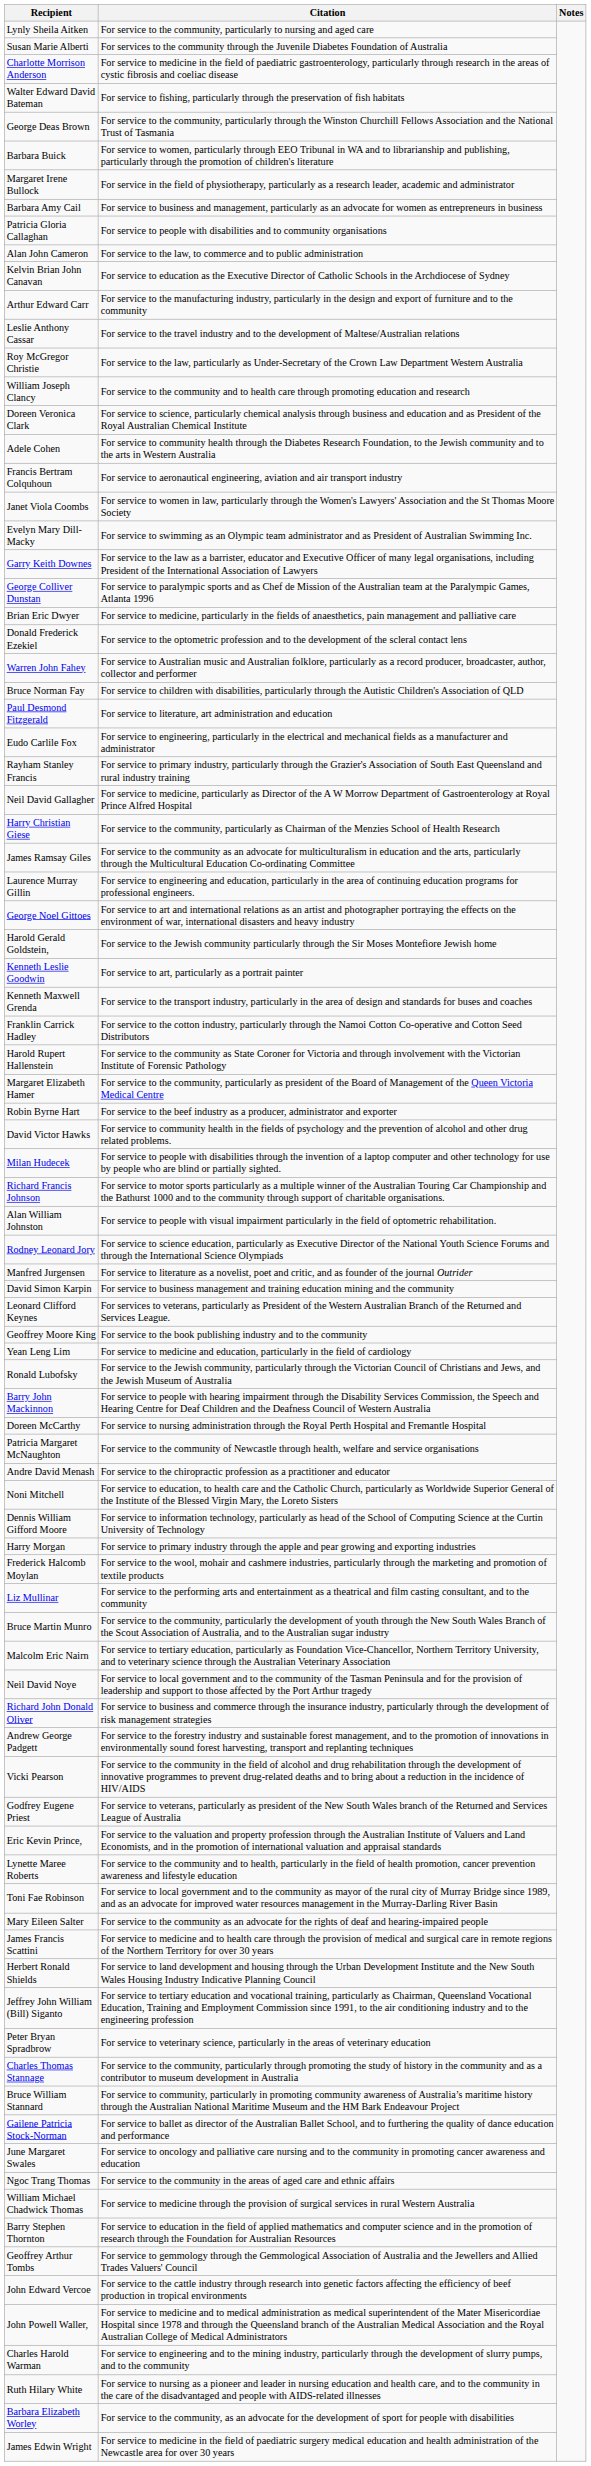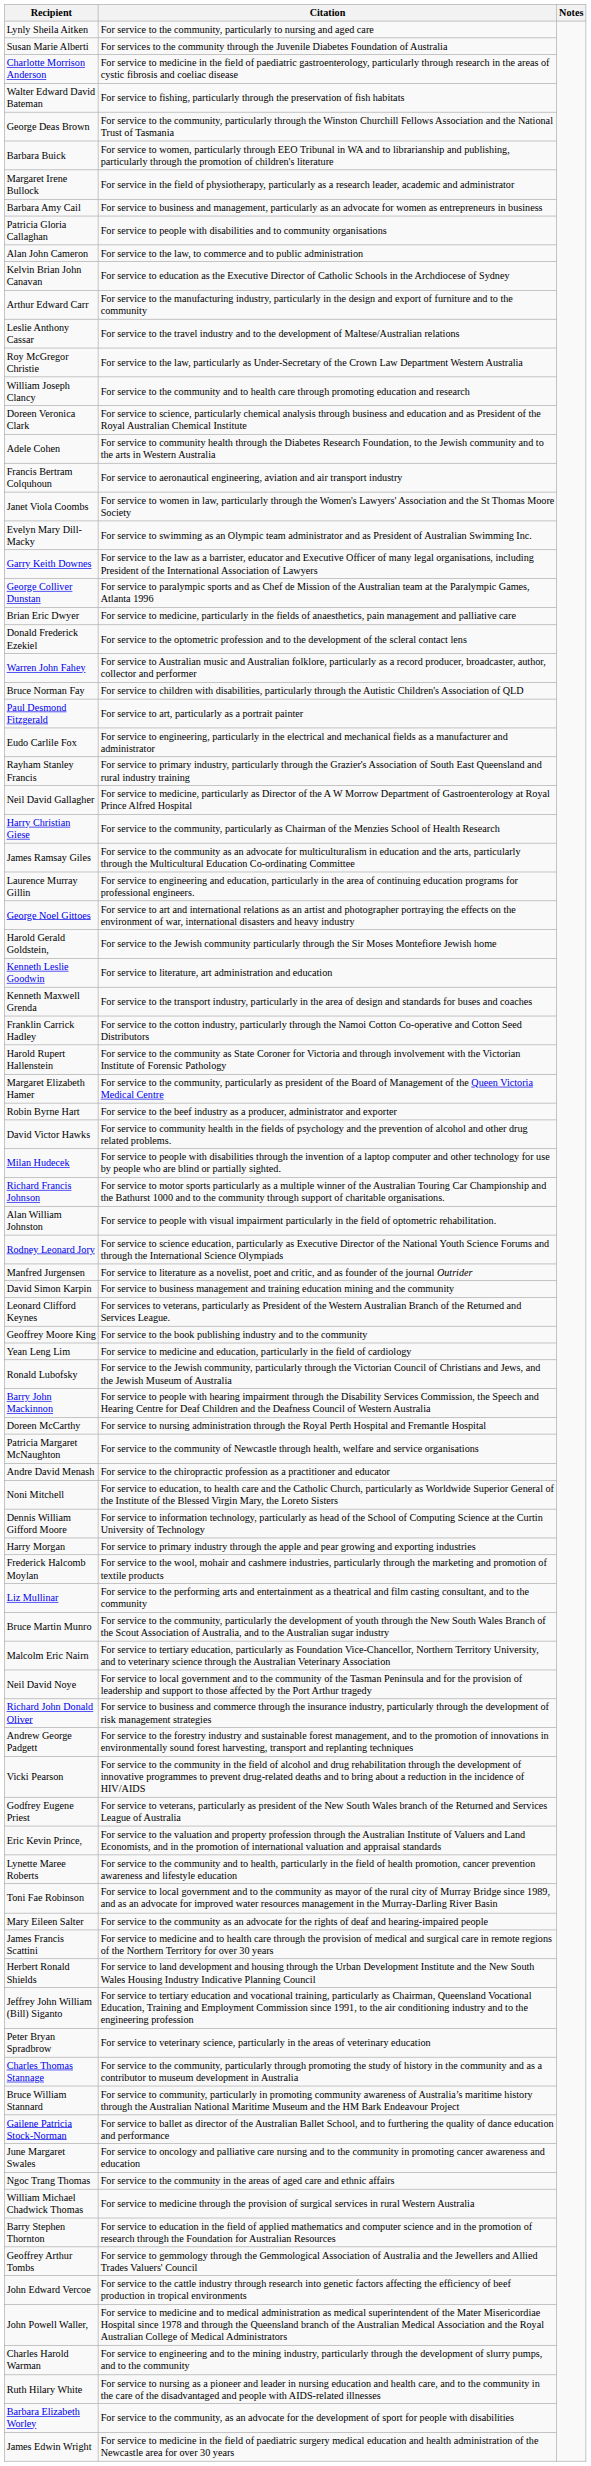(216, 713) For service to literature, art administration and education -> (202, 713) For service to art, particularly as a portrait painter
(202, 973) For service to art, particularly as a portrait painter -> (216, 973) For service to literature, art administration and education
